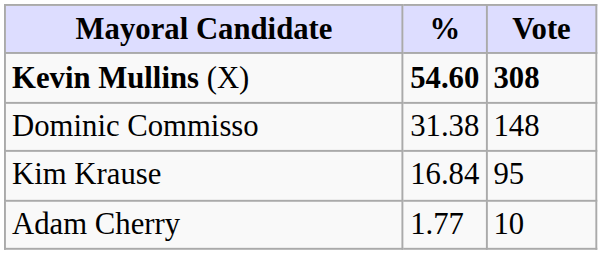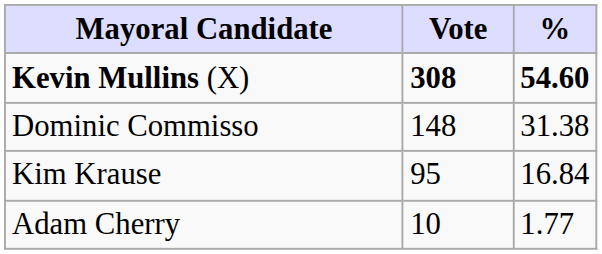columns swapped: (541, 28) <-> (445, 28)
